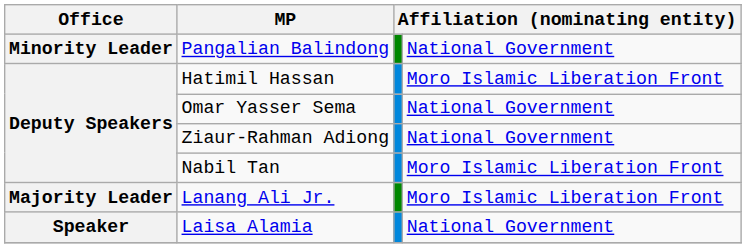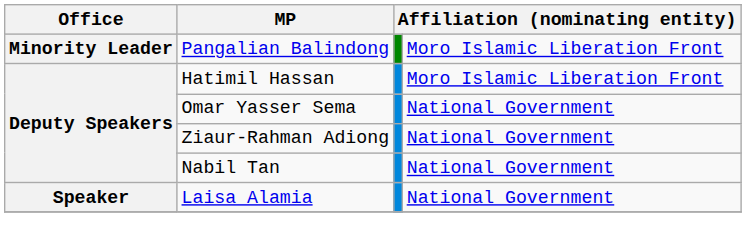(510, 49) National Government -> (565, 49) Moro Islamic Liberation Front
(565, 168) Moro Islamic Liberation Front -> (510, 168) National Government
- row: (258, 198)
